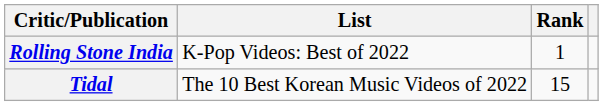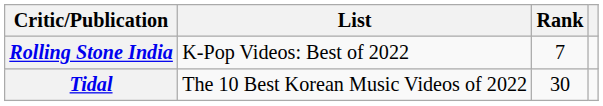(560, 52) 1 -> (560, 52) 7
(560, 84) 15 -> (560, 84) 30
